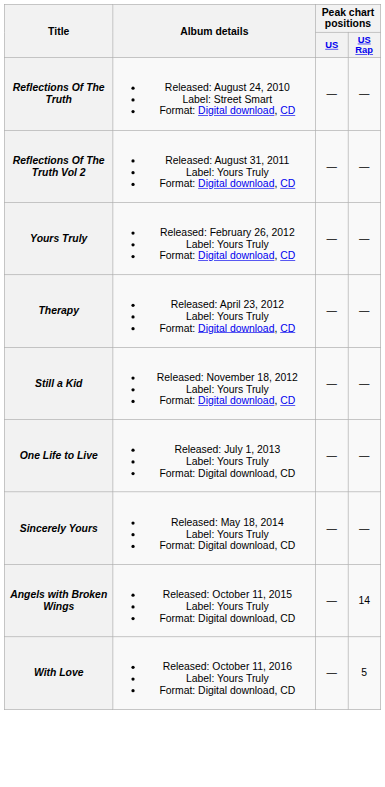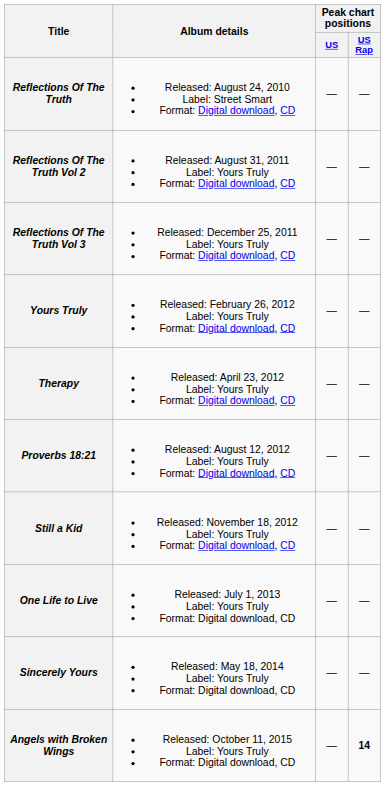+ row: (59, 238)
+ row: (59, 456)
(364, 600) normal -> (364, 745) bold
- row: (59, 673)
